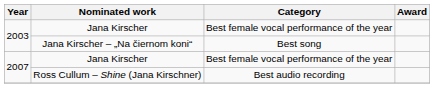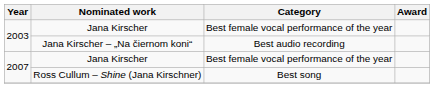(299, 43) Best song -> (299, 43) Best audio recording
(299, 75) Best audio recording -> (299, 75) Best song
